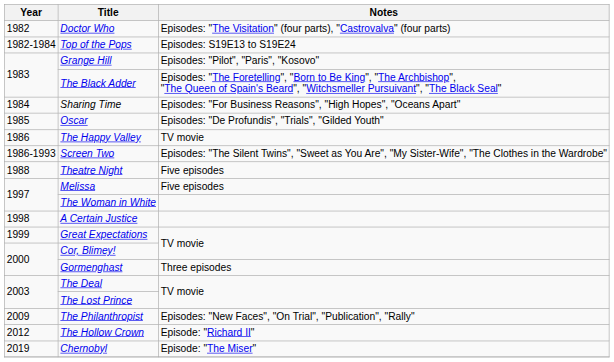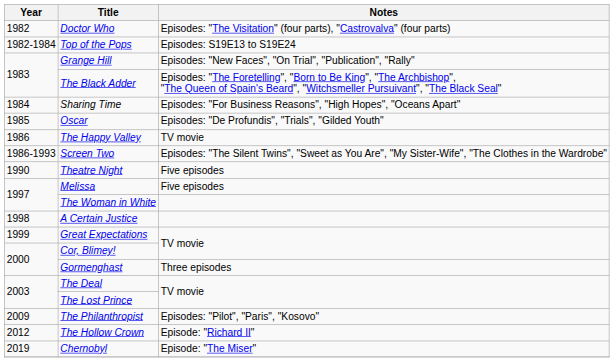(240, 61) Episodes: "Pilot", "Paris", "Kosovo" -> (288, 61) Episodes: "New Faces", "On Trial", "Publication", "Rally"
(18, 170) 1988 -> (18, 170) 1990
(288, 316) Episodes: "New Faces", "On Trial", "Publication", "Rally" -> (240, 316) Episodes: "Pilot", "Paris", "Kosovo"
